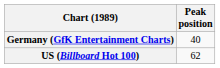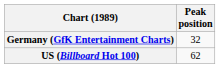(196, 39) 40 -> (196, 39) 32
